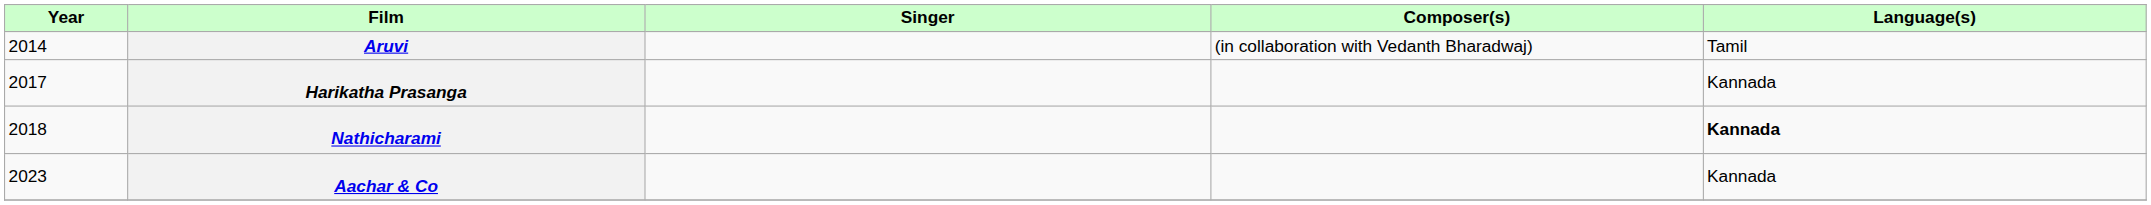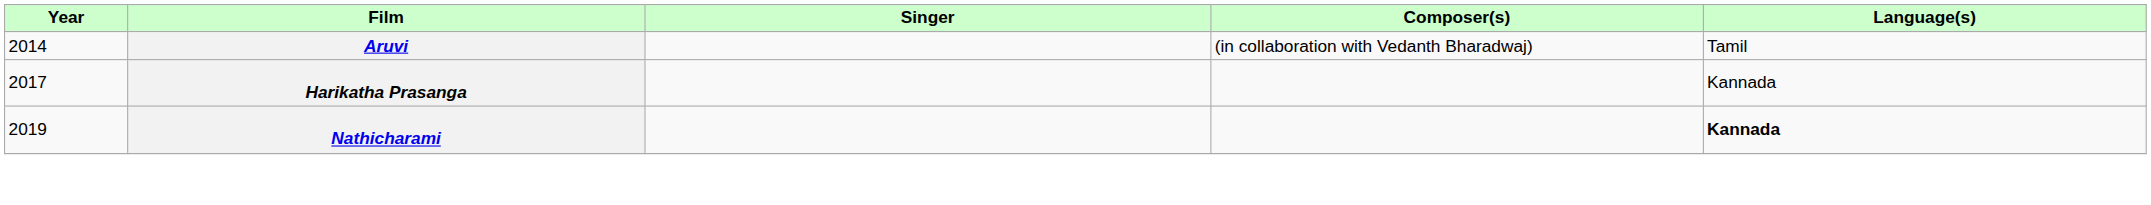(28, 129) 2018 -> (28, 129) 2019
- row: (386, 186)
